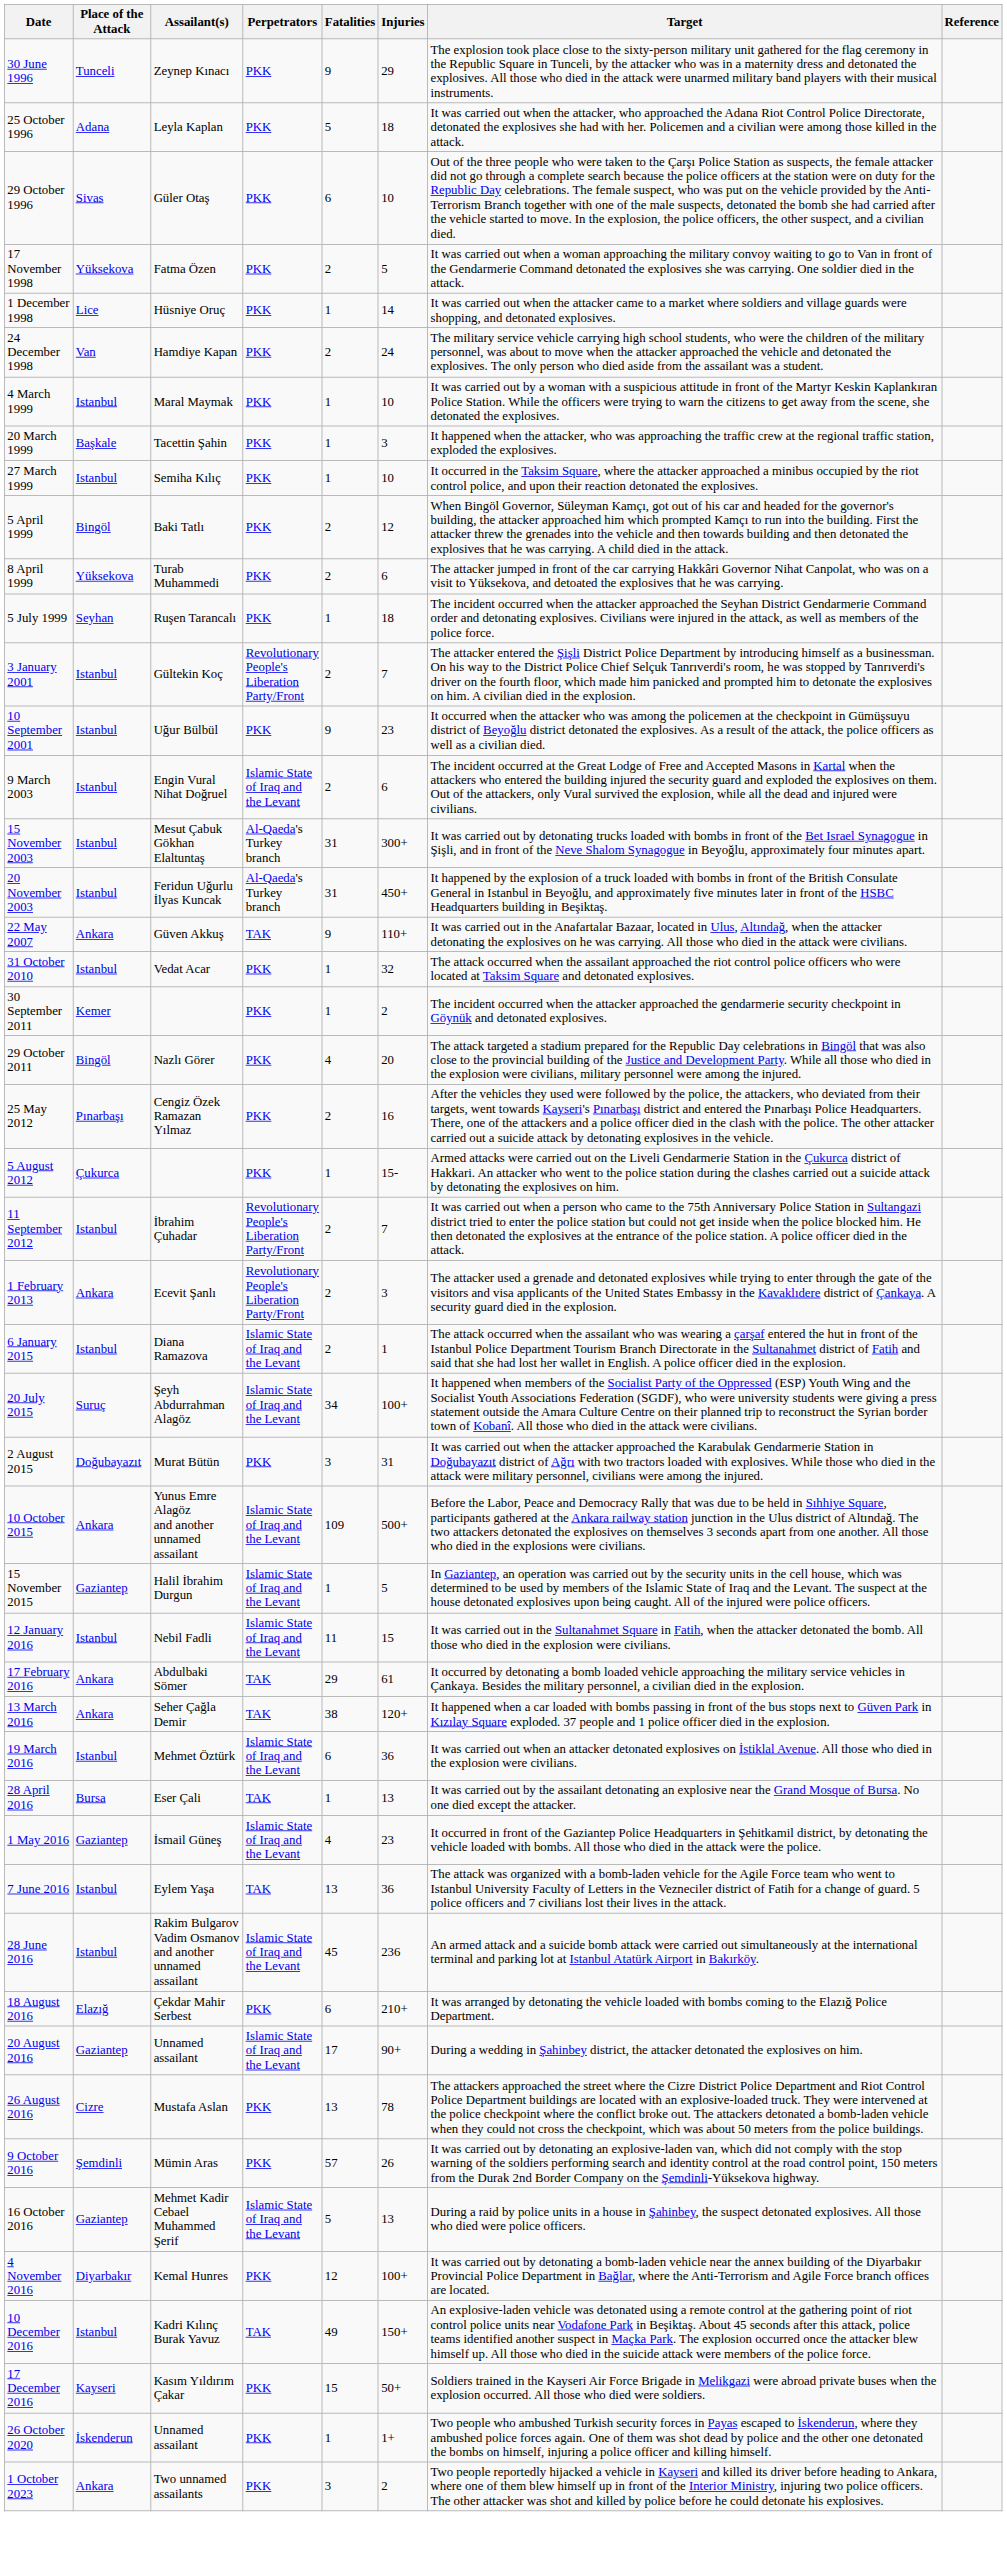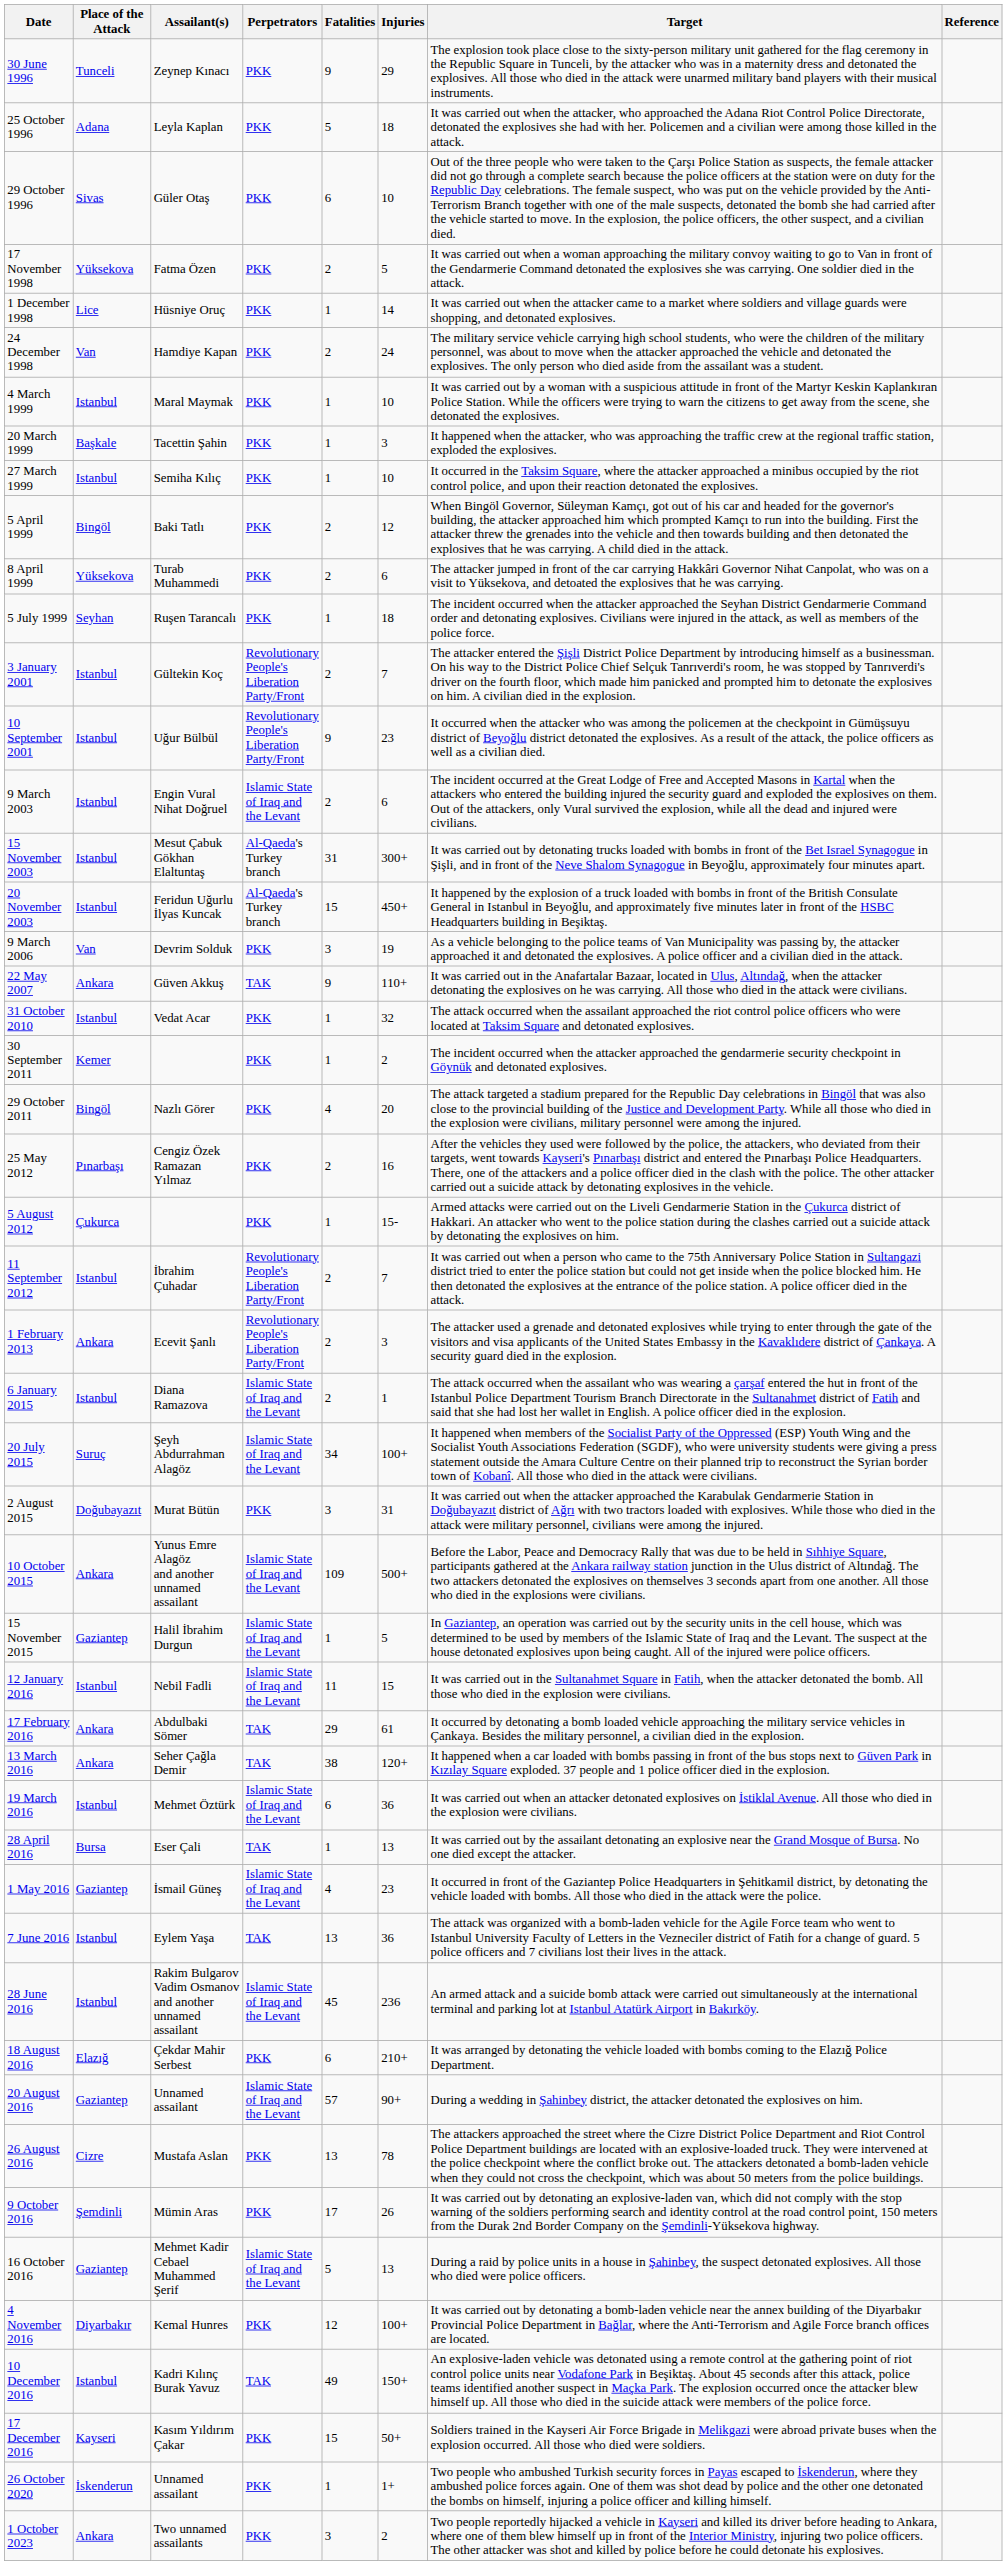(259, 730) PKK -> (282, 738) Revolutionary People's Liberation Party/Front
(331, 892) 31 -> (331, 906) 15
+ row: (29, 948)
(331, 2050) 17 -> (331, 2099) 57
(331, 2163) 57 -> (331, 2212) 17
